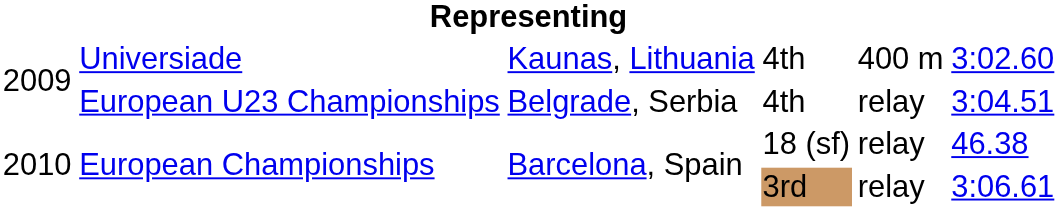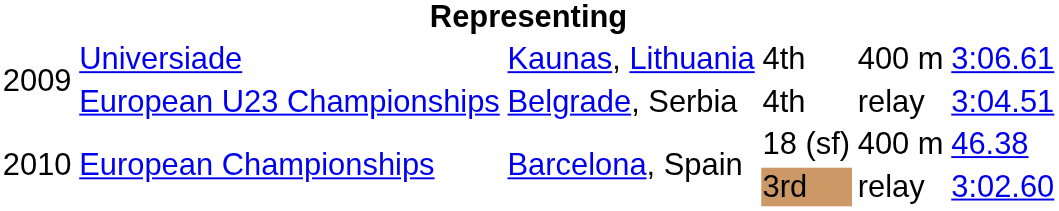(1003, 59) 3:02.60 -> (1003, 59) 3:06.61
(891, 144) relay -> (901, 144) 400 m
(1003, 186) 3:06.61 -> (1003, 186) 3:02.60
